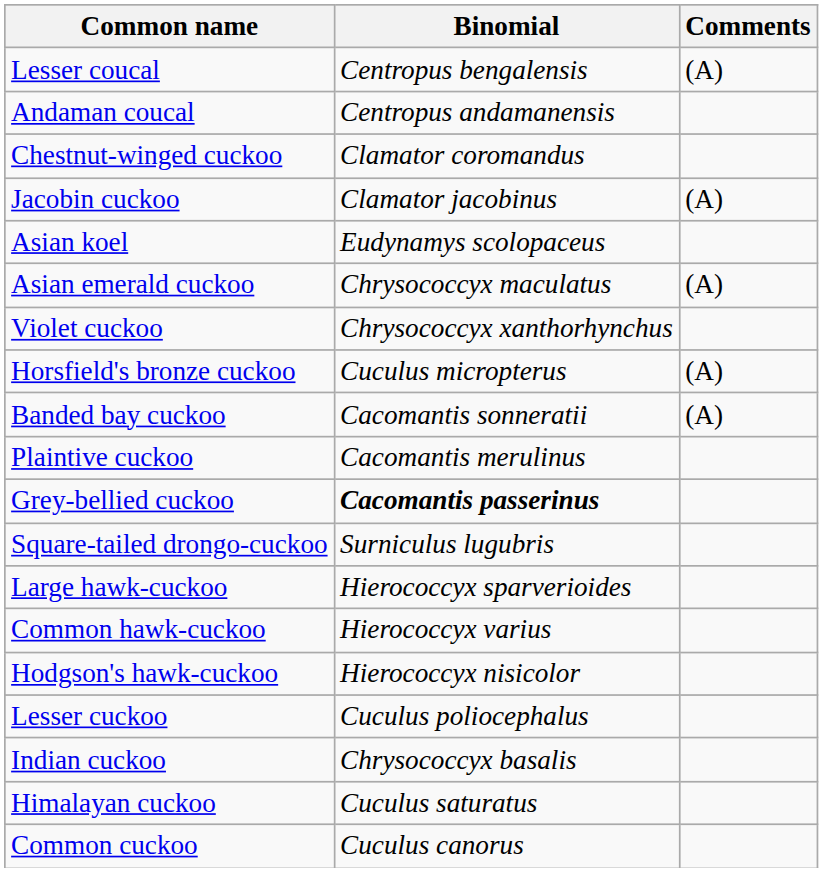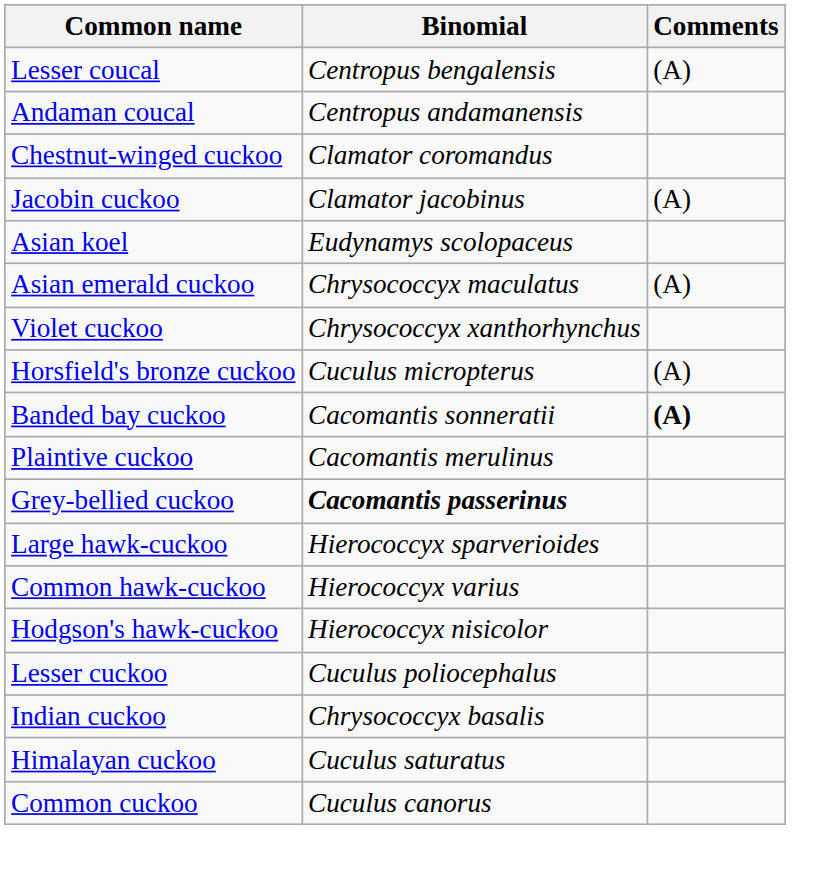(704, 414) normal -> (672, 414) bold
- row: (169, 543)
